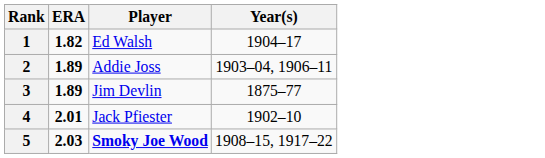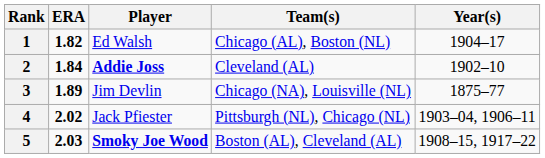+ column: (313, 16)
(68, 66) 1.89 -> (68, 66) 1.84
(126, 66) normal -> (128, 66) bold
(274, 66) 1903–04, 1906–11 -> (477, 66) 1902–10
(68, 116) 2.01 -> (68, 116) 2.02
(274, 116) 1902–10 -> (477, 116) 1903–04, 1906–11
